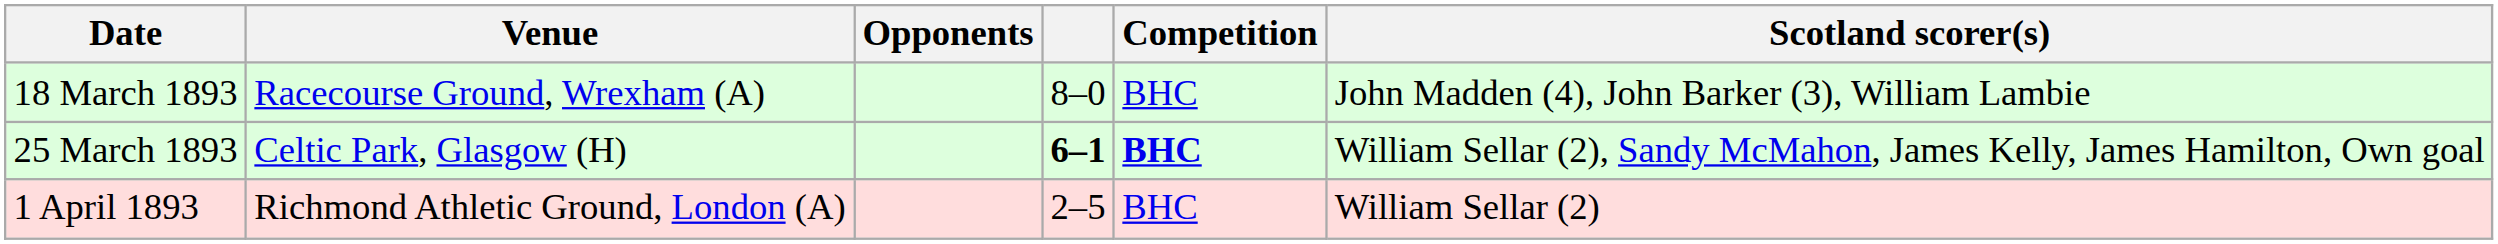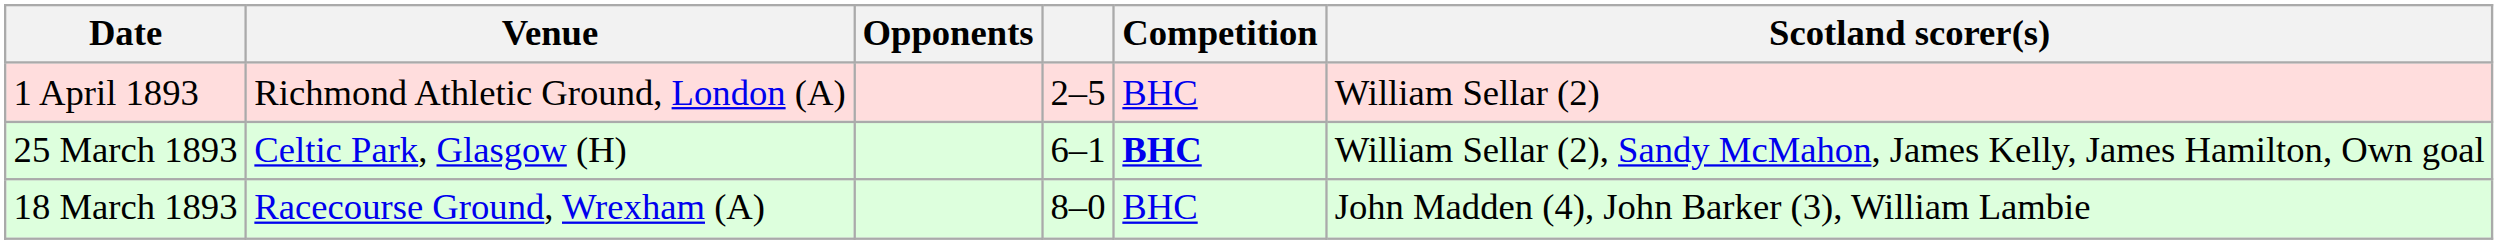rows swapped: (126, 91) <-> (106, 207)
(1078, 149) bold -> (1078, 149) normal
